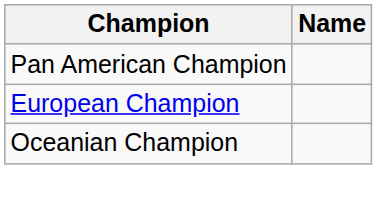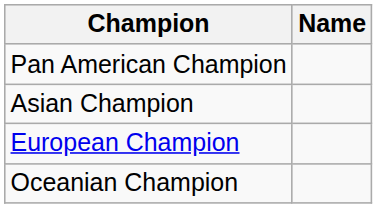+ row: (102, 103)
